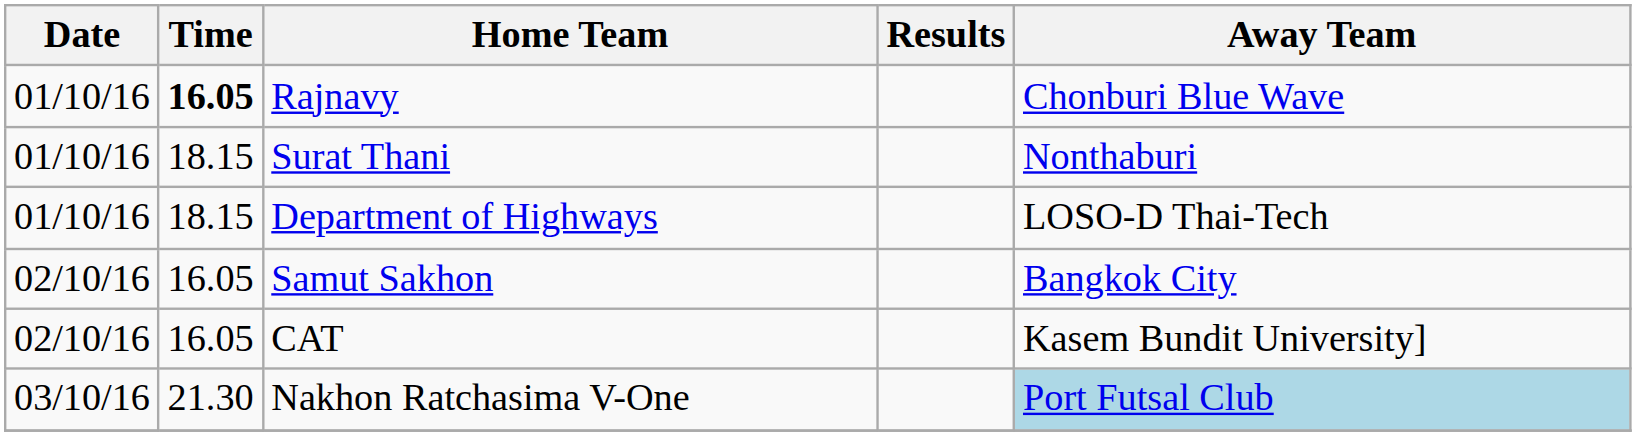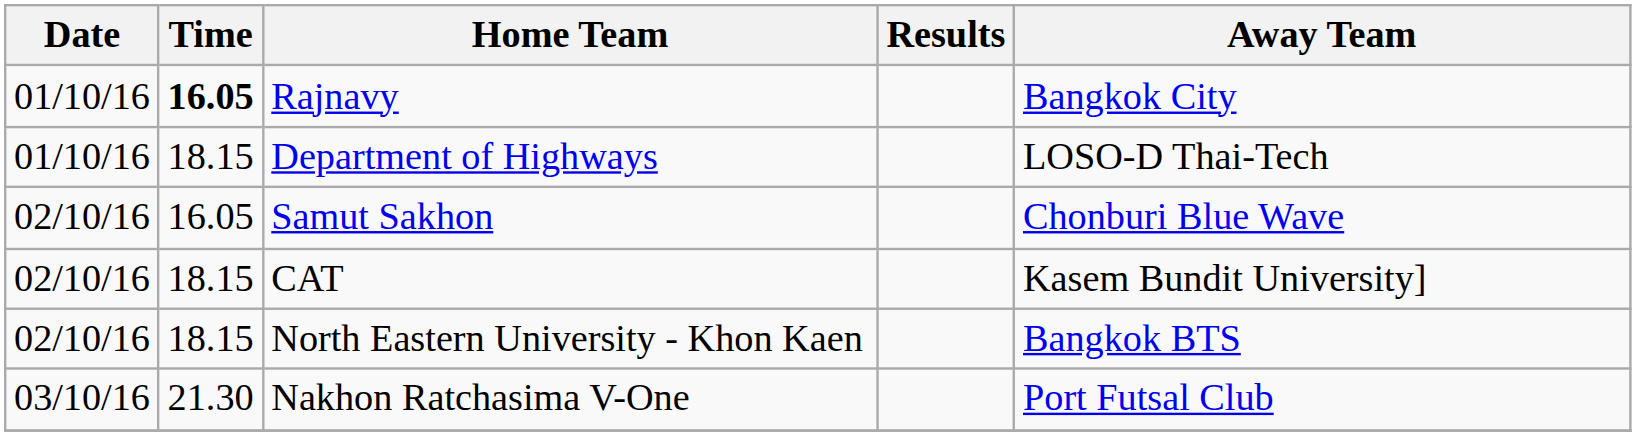(1184, 95) Chonburi Blue Wave -> (1130, 95) Bangkok City
- row: (361, 156)
(1130, 277) Bangkok City -> (1184, 216) Chonburi Blue Wave
(211, 338) 16.05 -> (211, 277) 18.15
+ row: (567, 338)
(1148, 398) lightblue background -> (1148, 398) no background
